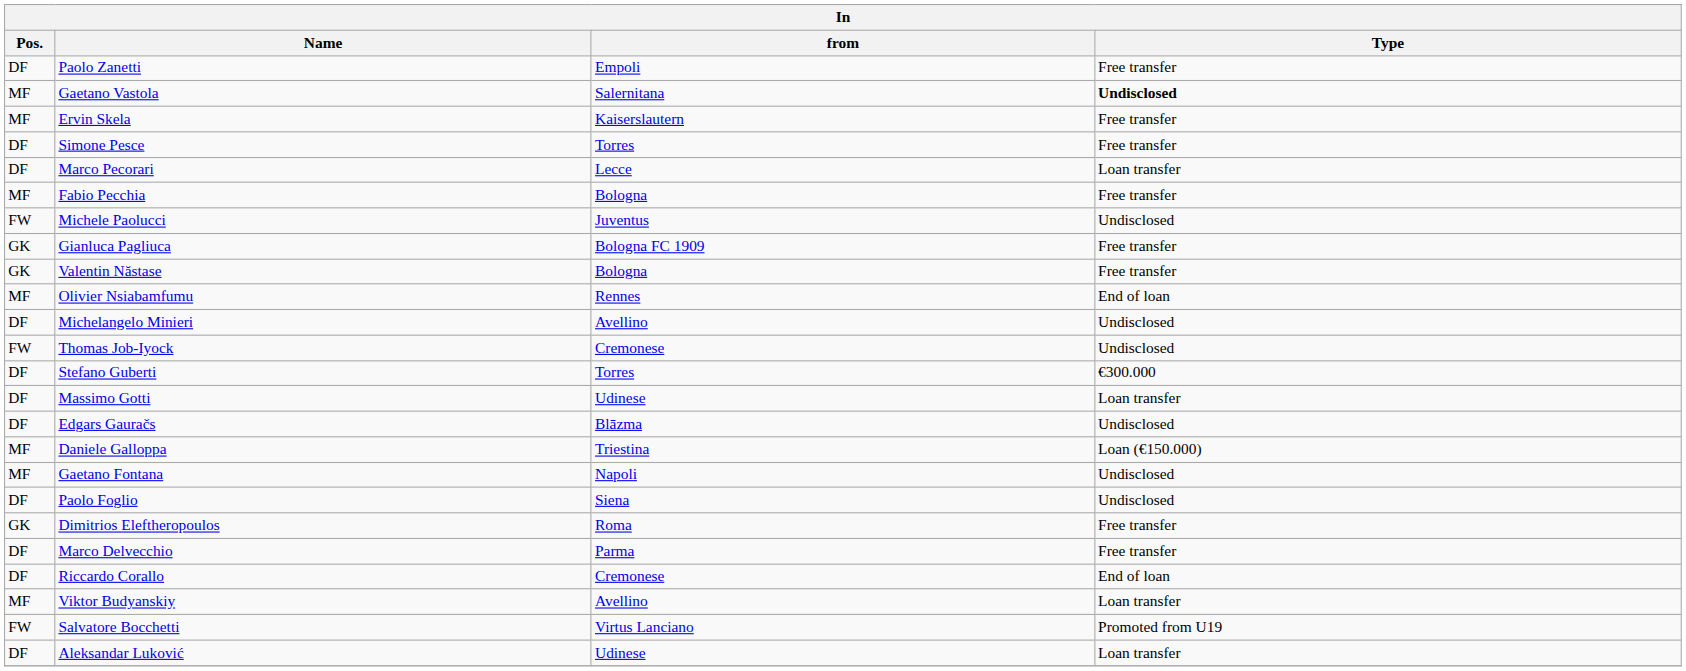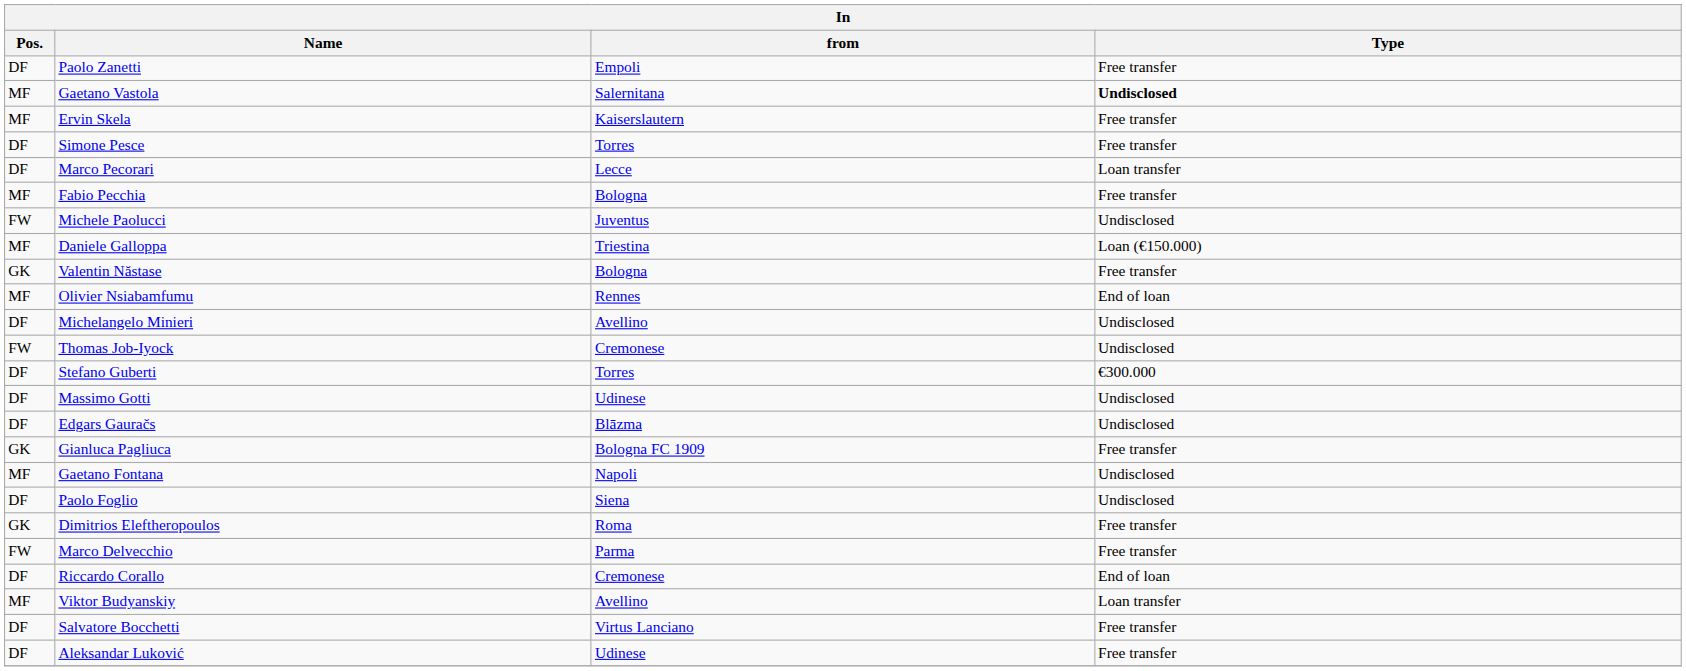rows swapped: (115, 246) <-> (113, 449)
(1139, 398) Loan transfer -> (1136, 398) Undisclosed
(18, 551) DF -> (20, 551) FW
(20, 627) FW -> (18, 627) DF
(1160, 627) Promoted from U19 -> (1137, 627) Free transfer
(1139, 652) Loan transfer -> (1137, 652) Free transfer
